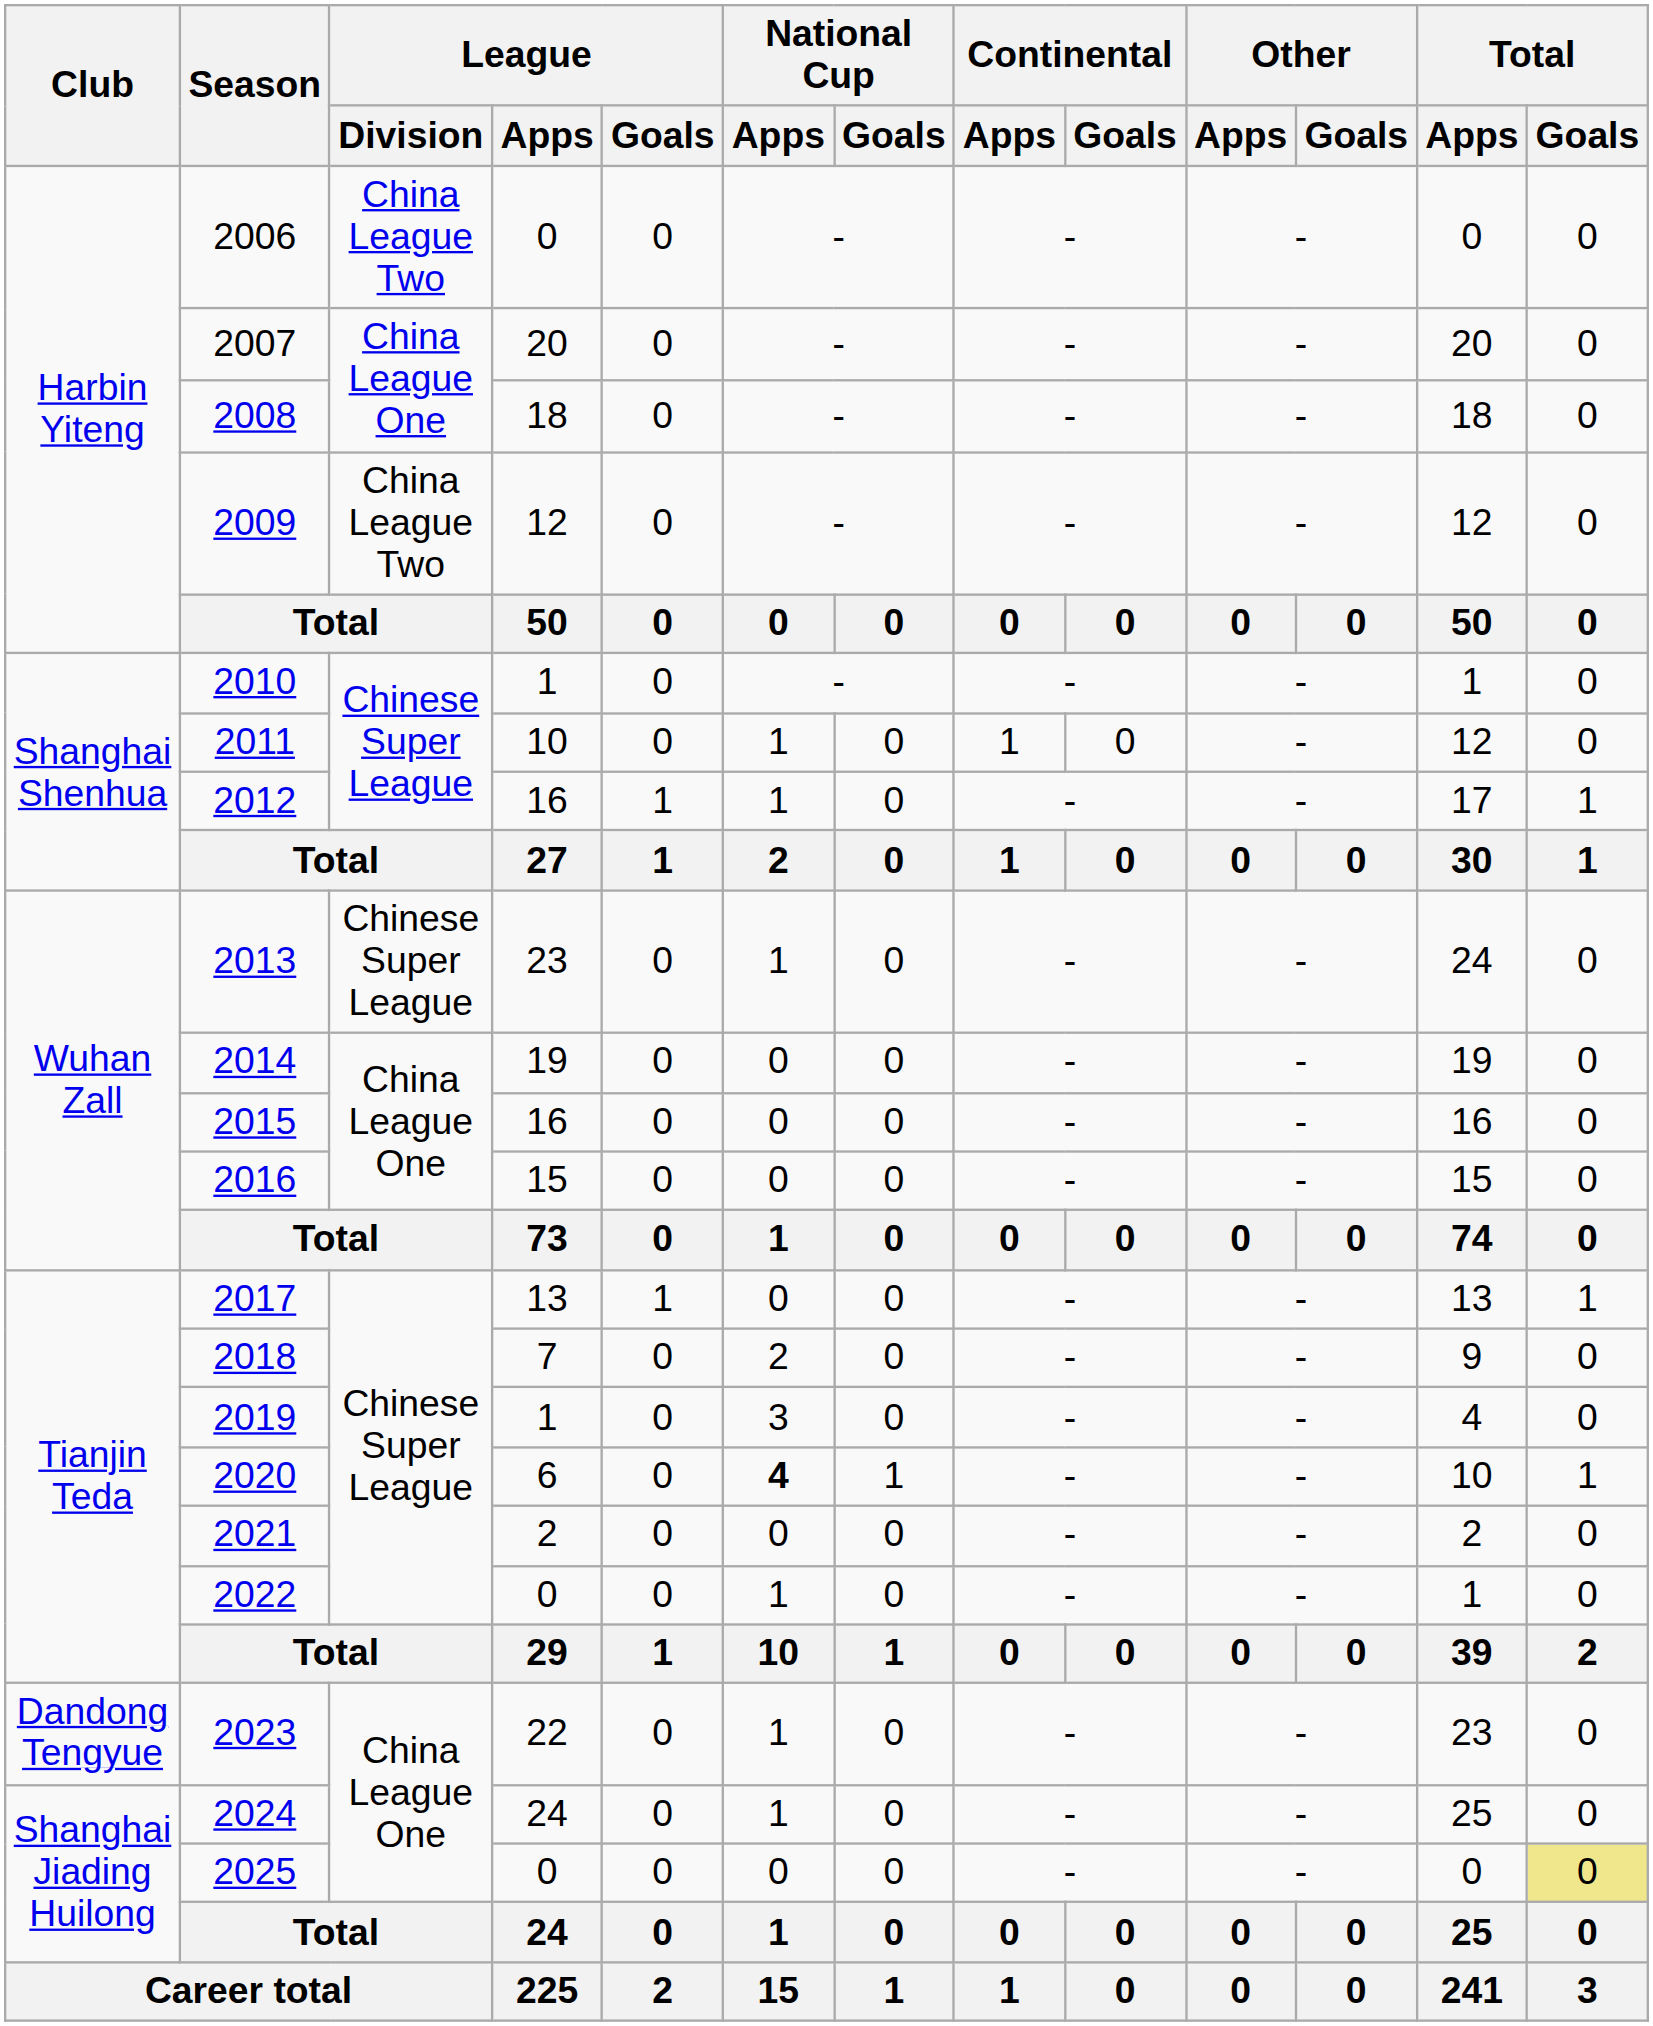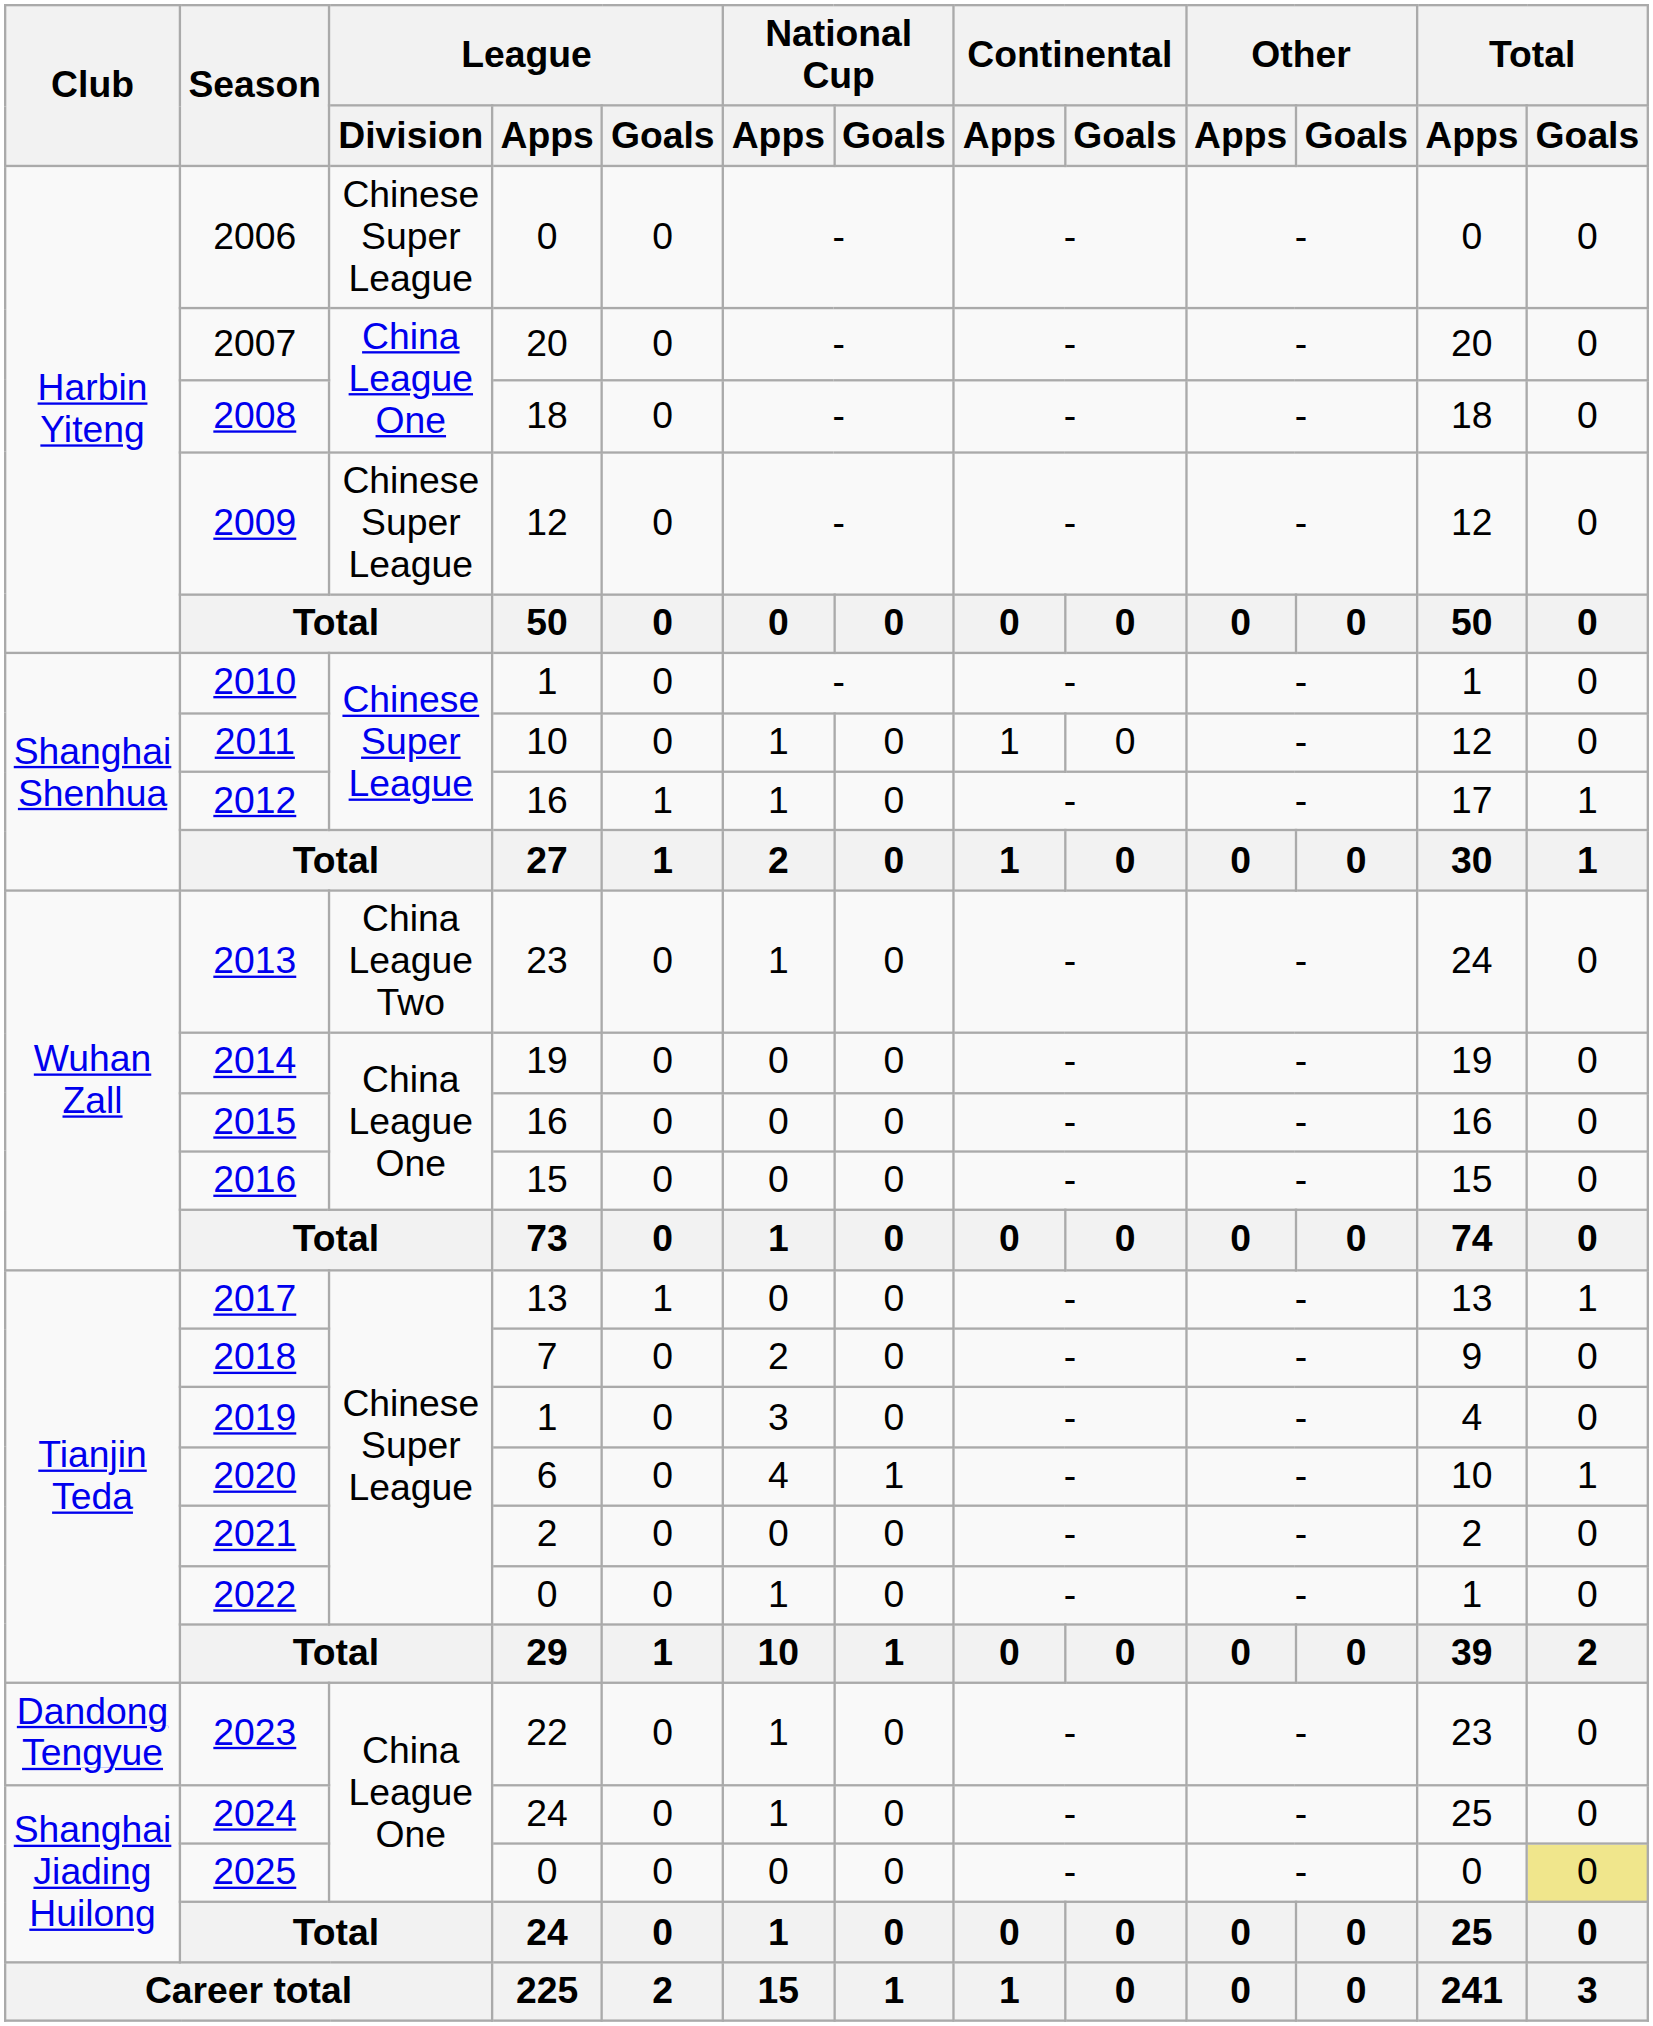(411, 236) China League Two -> (411, 236) Chinese Super League
(411, 522) China League Two -> (411, 522) Chinese Super League
(411, 960) Chinese Super League -> (411, 960) China League Two
(778, 1475) bold -> (778, 1475) normal
